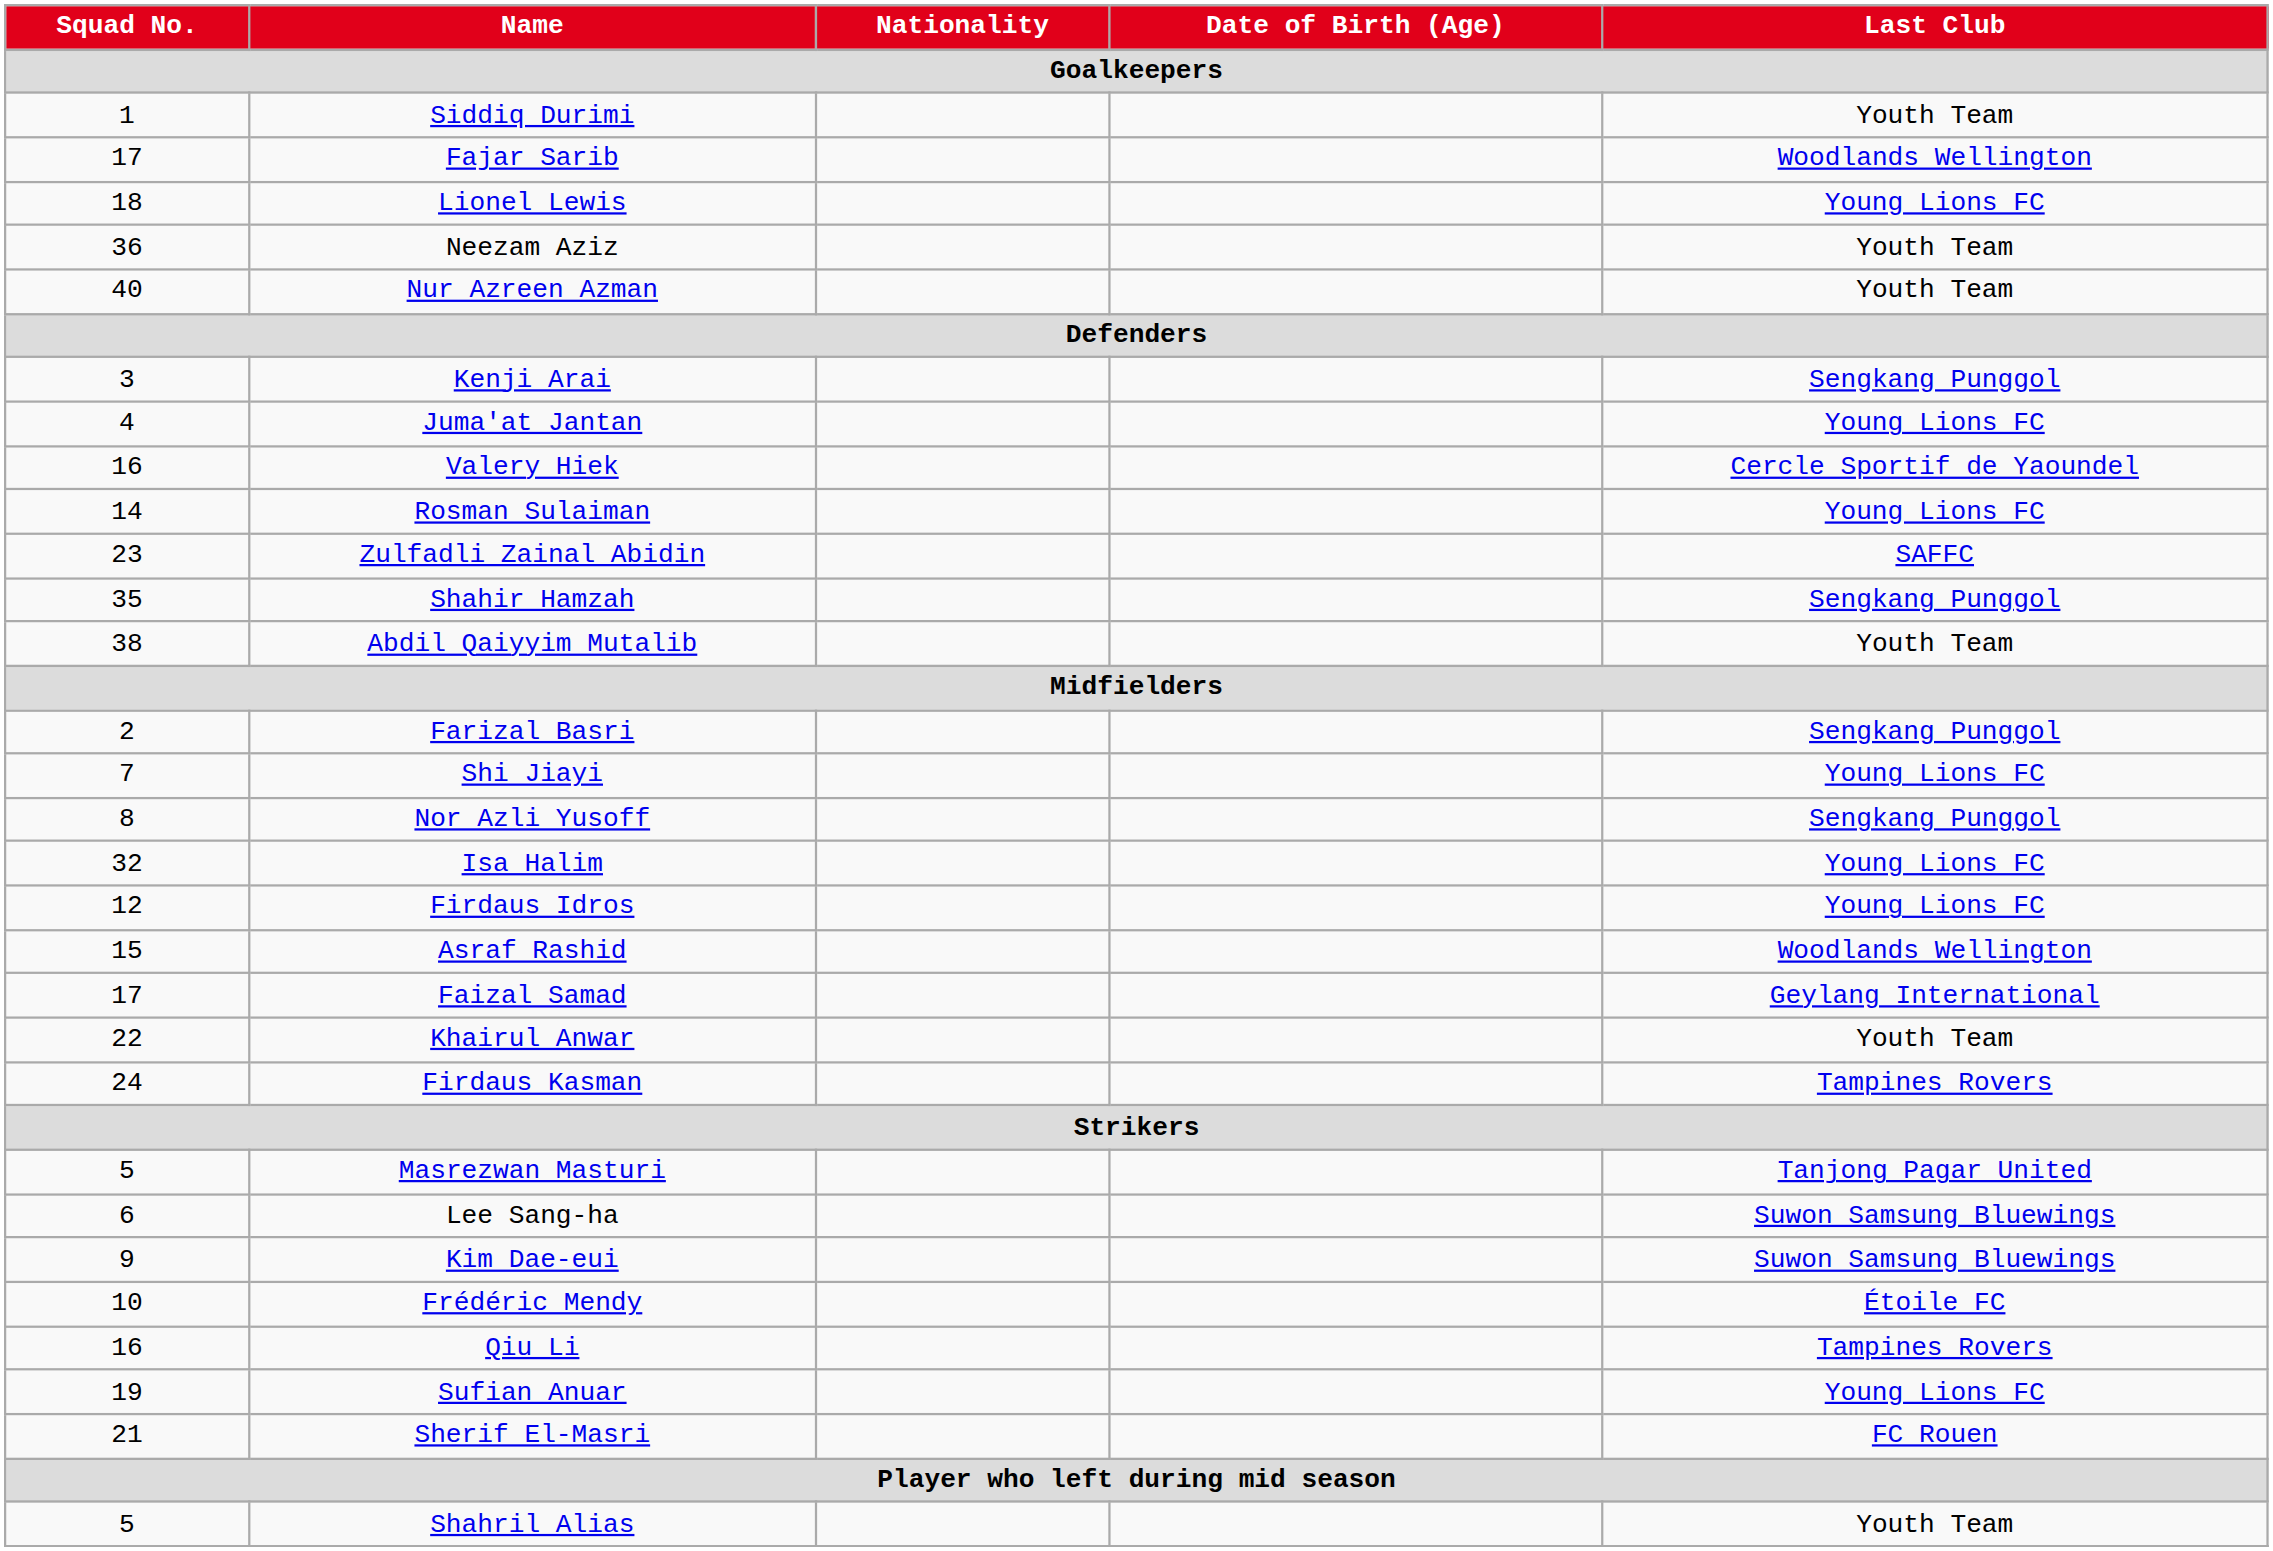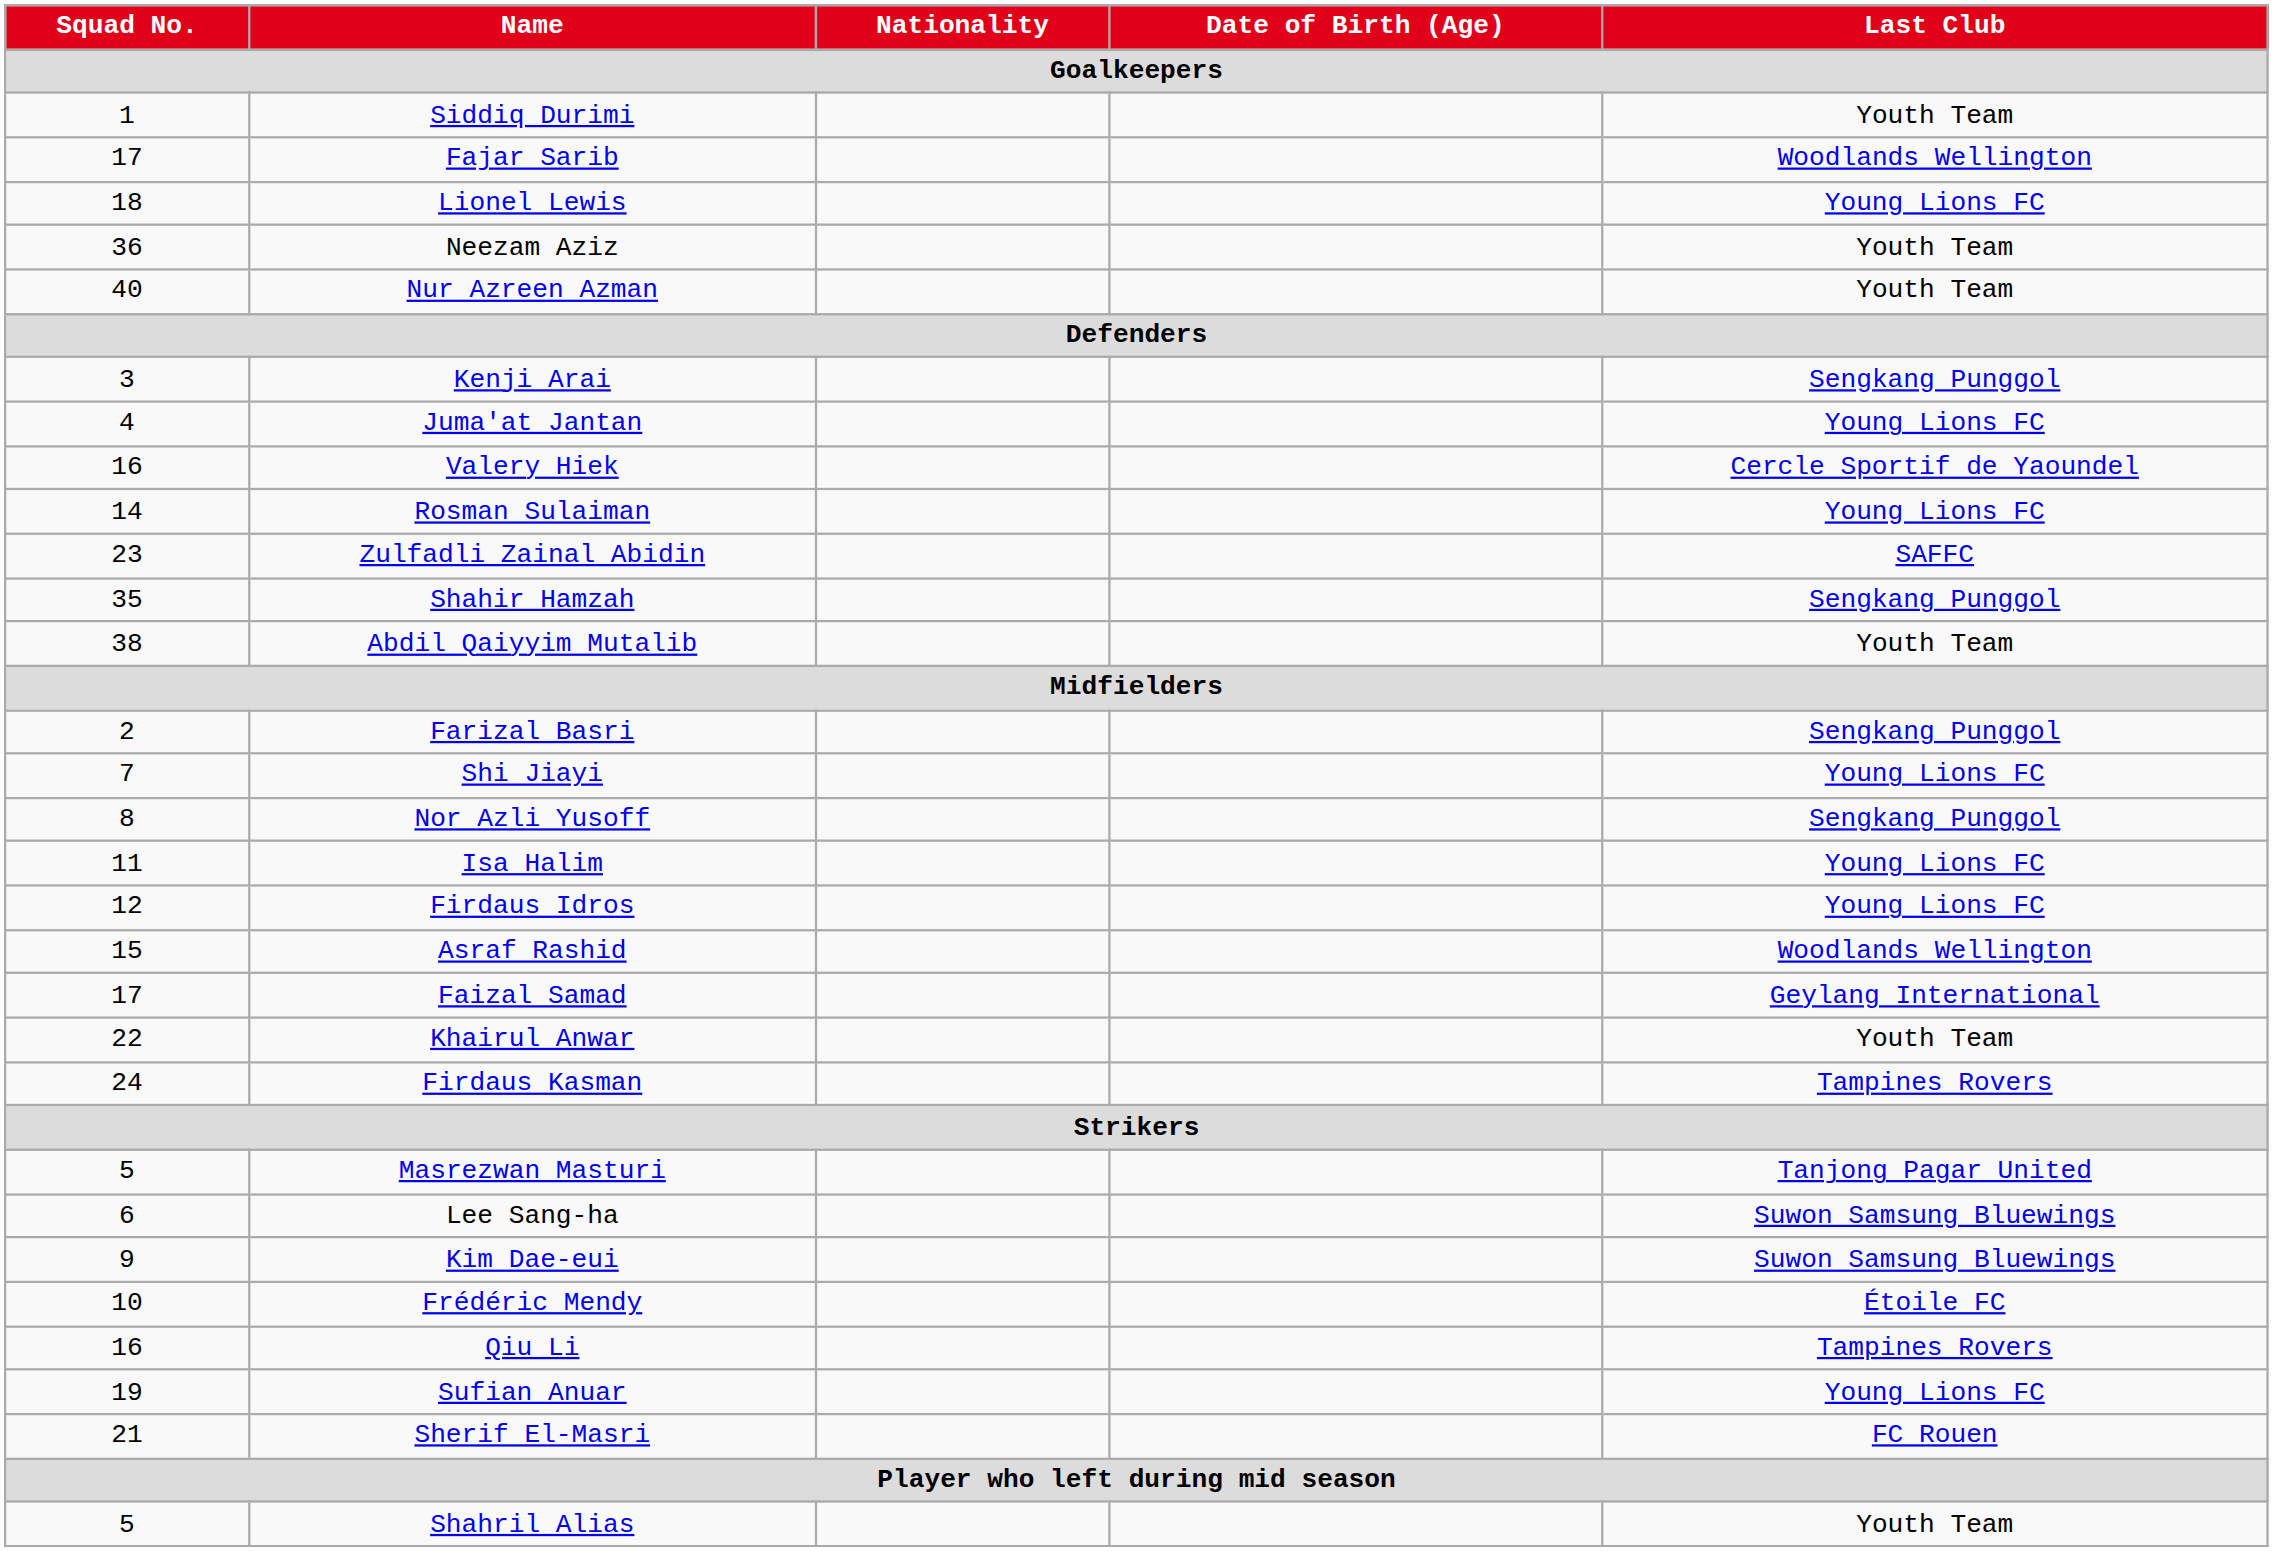(127, 863) 32 -> (127, 863) 11
